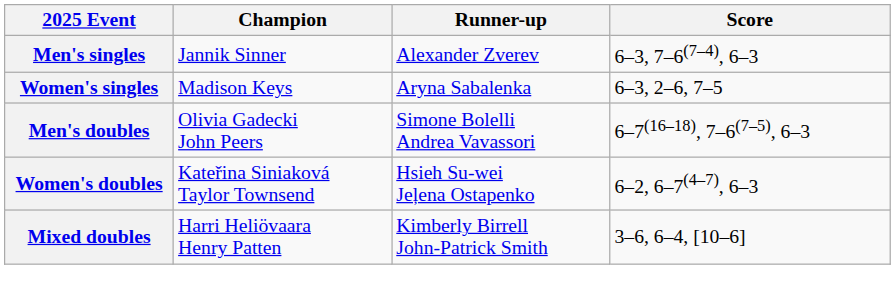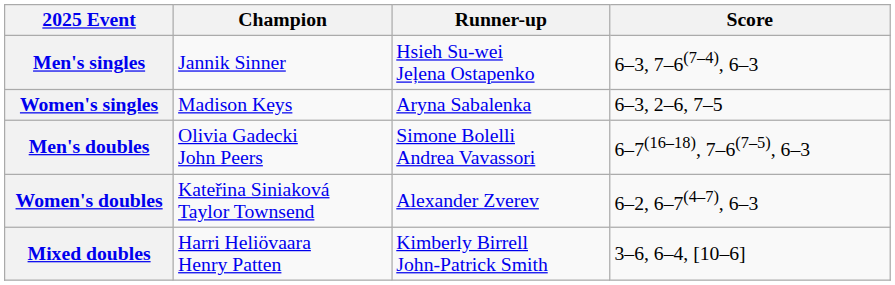(468, 53) Alexander Zverev -> (465, 62) Hsieh Su-wei Jeļena Ostapenko
(465, 183) Hsieh Su-wei Jeļena Ostapenko -> (468, 200) Alexander Zverev
